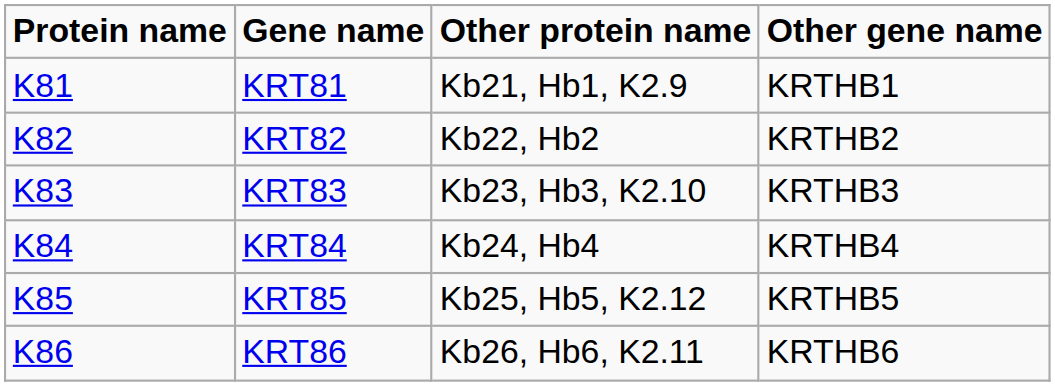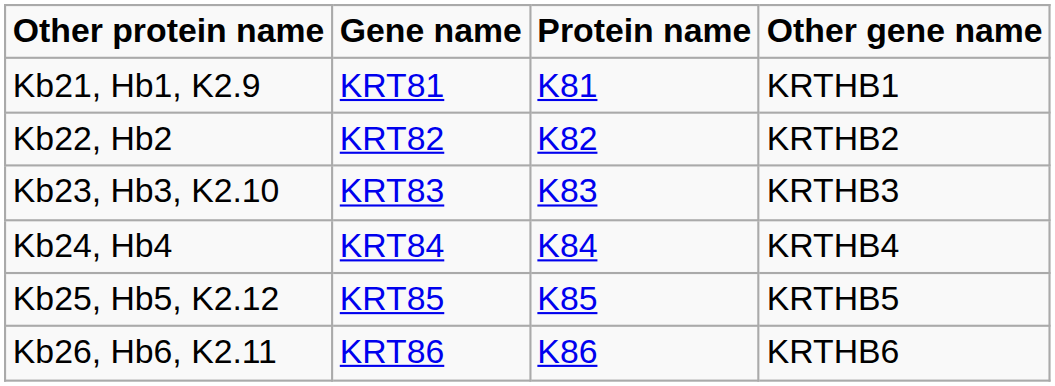columns swapped: (120, 31) <-> (596, 31)
